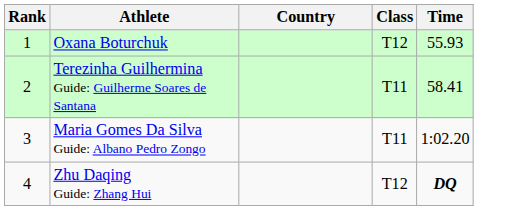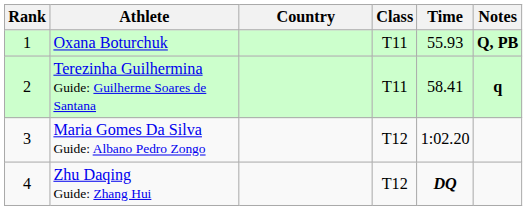+ column: (498, 17)
(395, 42) T12 -> (395, 42) T11
(395, 139) T11 -> (395, 139) T12
